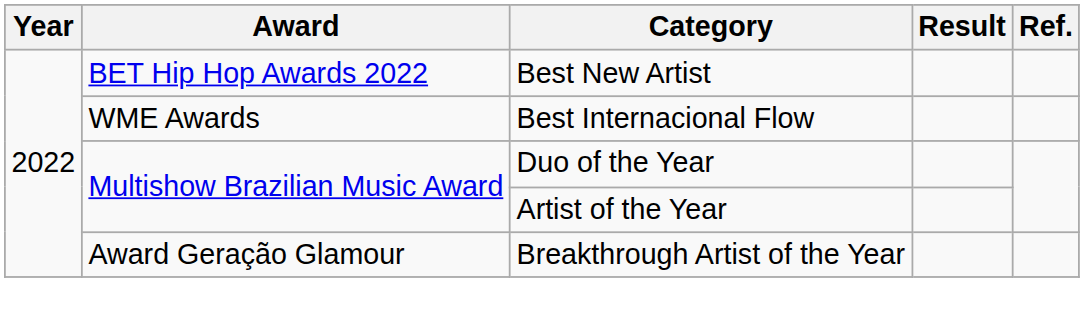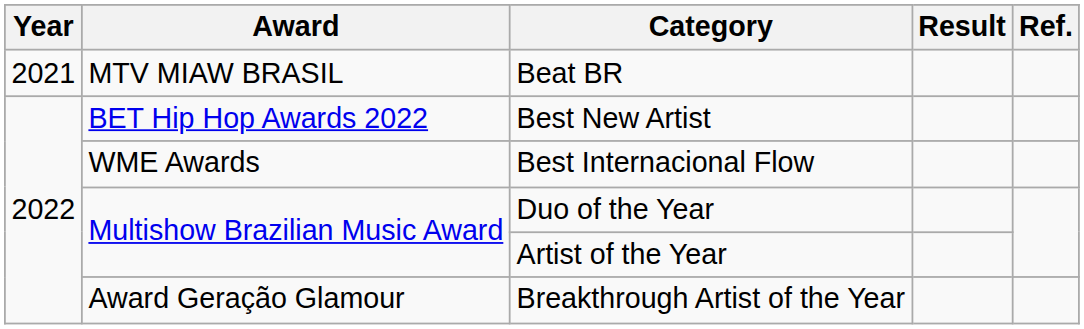+ row: (570, 72)
